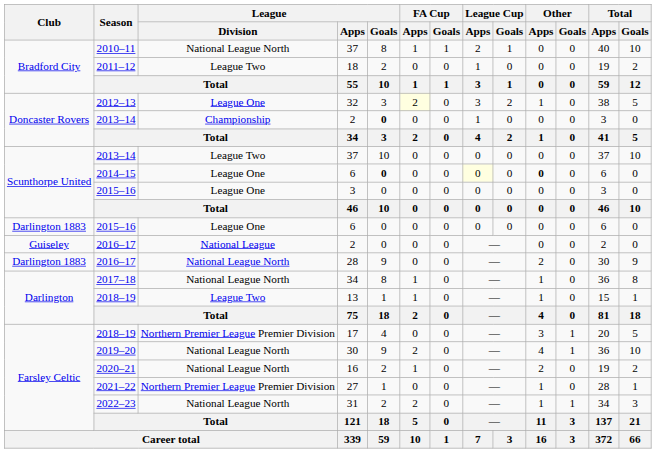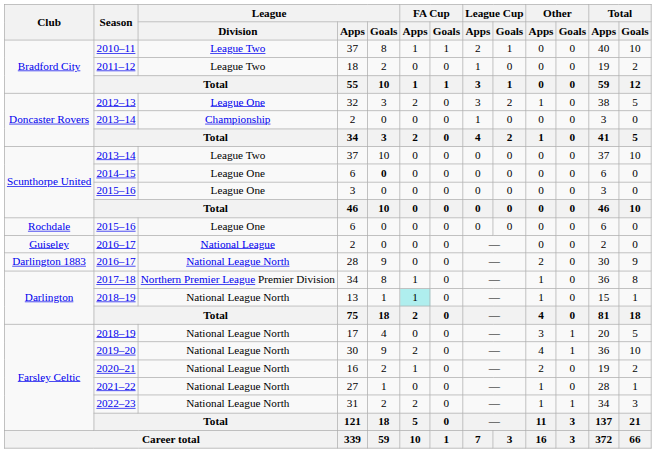(238, 48) National League North -> (238, 48) League Two
(415, 102) lightyellow background -> (415, 102) no background
(384, 119) bold -> (384, 119) normal
(478, 173) lightyellow background -> (478, 173) no background
(541, 173) bold -> (541, 173) normal
(49, 226) Darlington 1883 -> (49, 226) Rochdale
(238, 279) National League North -> (238, 279) Northern Premier League Premier Division
(238, 297) League Two -> (238, 297) National League North
(415, 297) no background -> (415, 297) paleturquoise background
(238, 333) Northern Premier League Premier Division -> (238, 333) National League North
(238, 386) Northern Premier League Premier Division -> (238, 386) National League North
